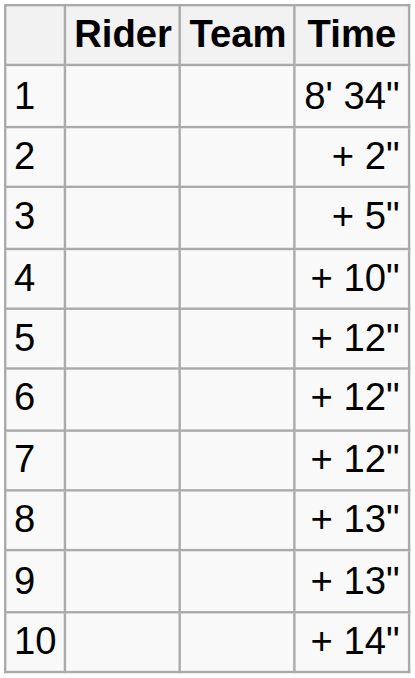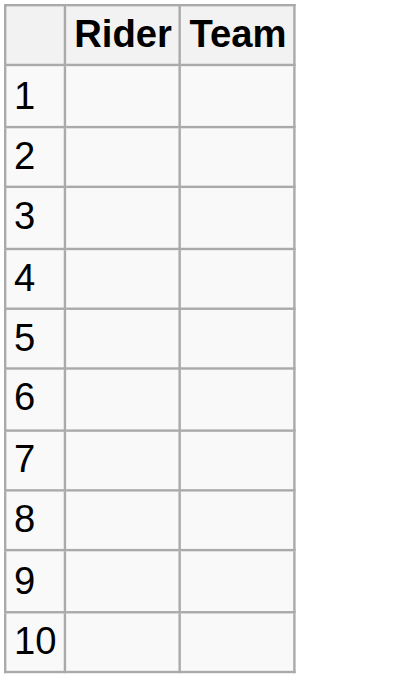- column: (352, 34)
